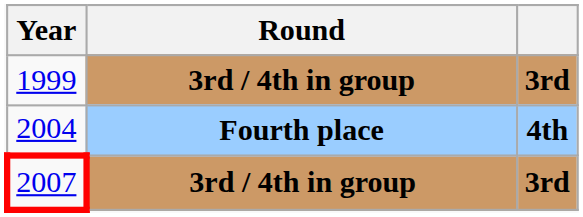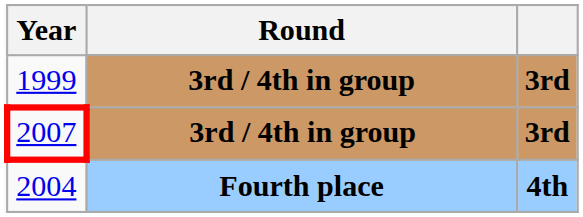rows swapped: (46, 128) <-> (46, 182)
